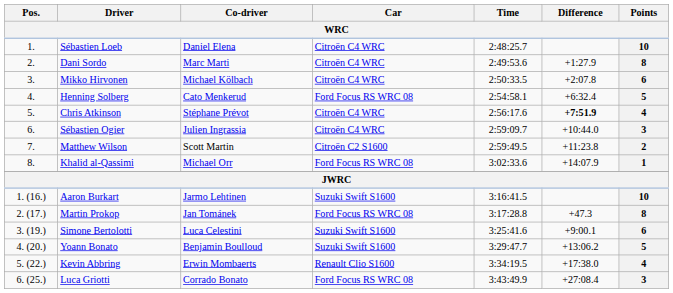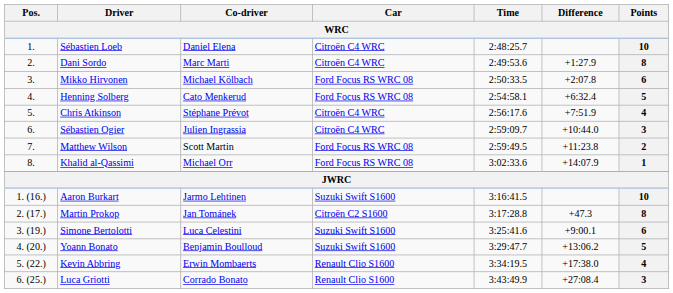(350, 80) Citroën C4 WRC -> (364, 80) Ford Focus RS WRC 08
(580, 113) bold -> (580, 113) normal
(351, 146) Citroën C2 S1600 -> (364, 146) Ford Focus RS WRC 08
(364, 214) Ford Focus RS WRC 08 -> (351, 214) Citroën C2 S1600
(364, 280) Ford Focus RS WRC 08 -> (355, 280) Renault Clio S1600
